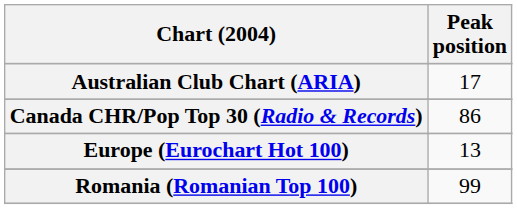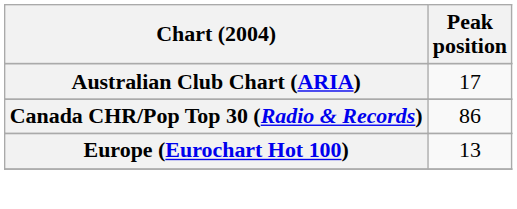- row: (216, 185)
